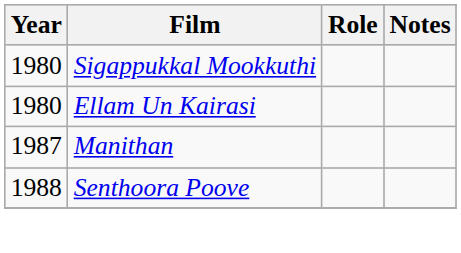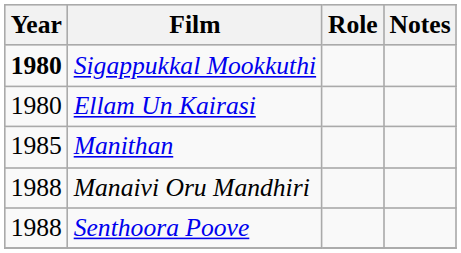(36, 65) normal -> (36, 65) bold
(36, 146) 1987 -> (36, 146) 1985
+ row: (192, 187)
